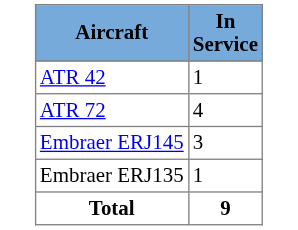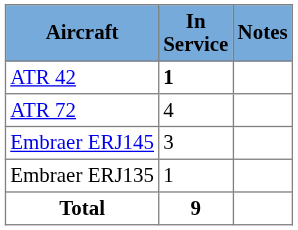+ column: (263, 32)
(198, 77) normal -> (168, 77) bold
